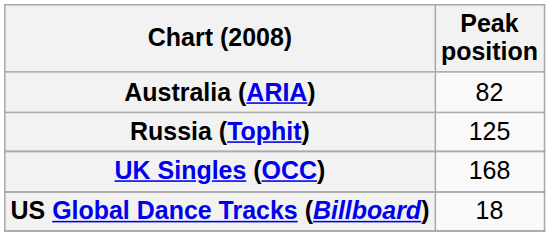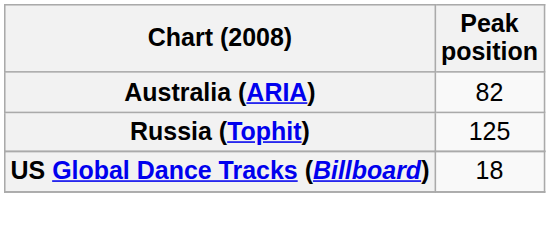- row: (220, 171)
